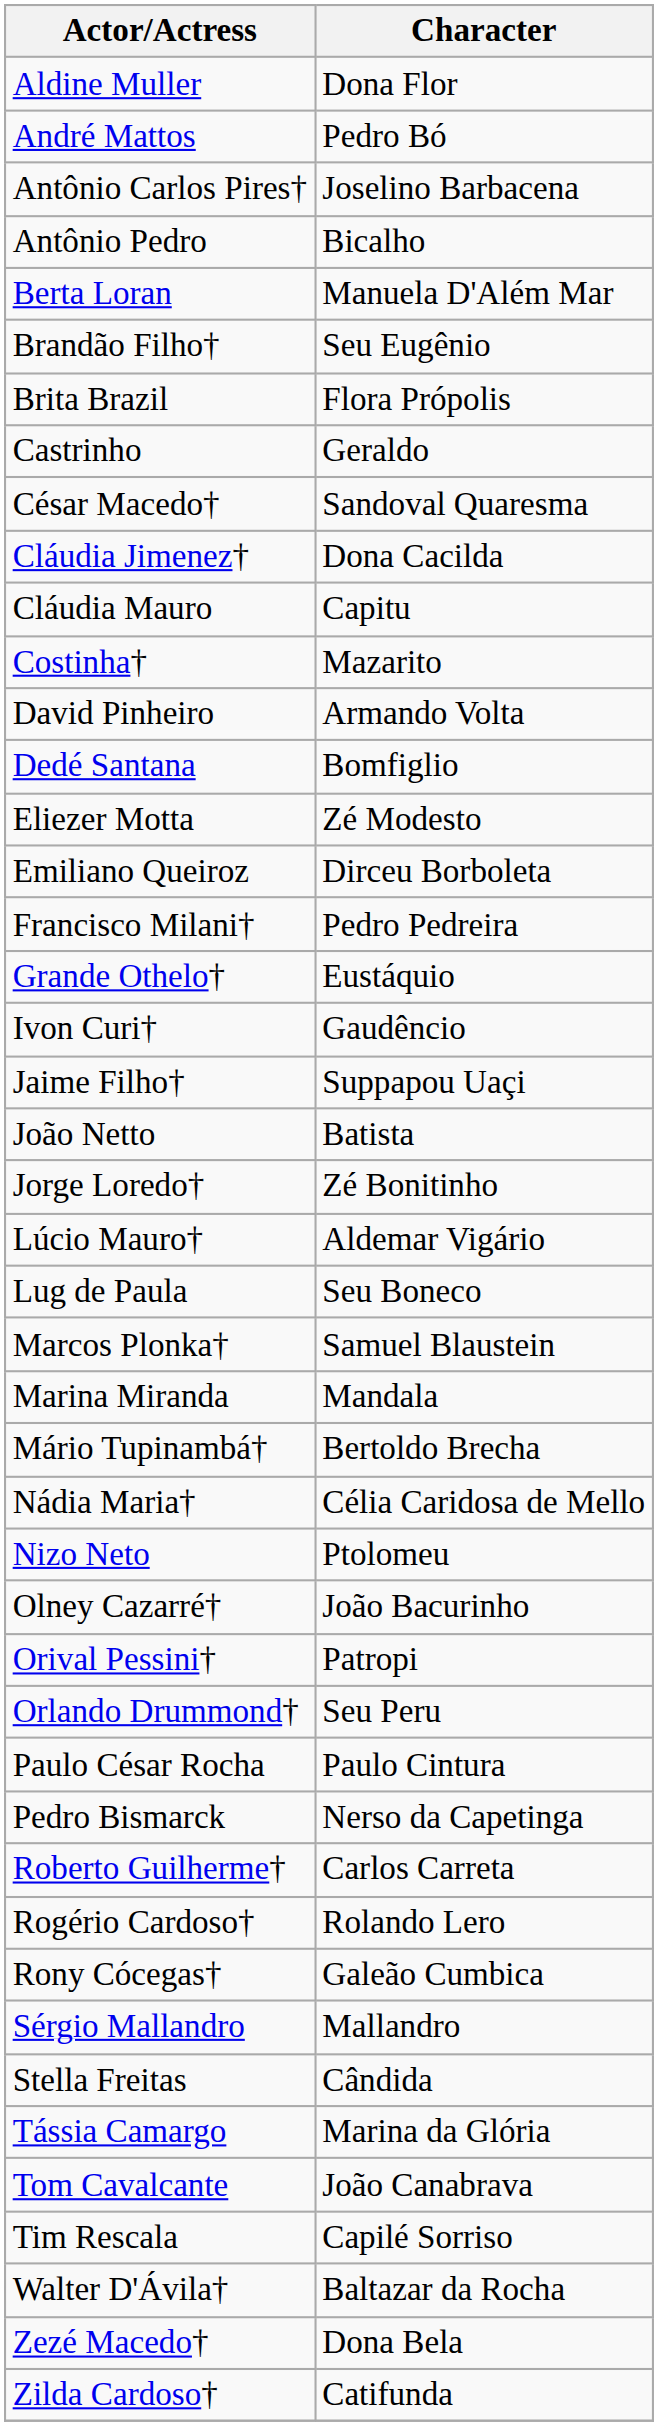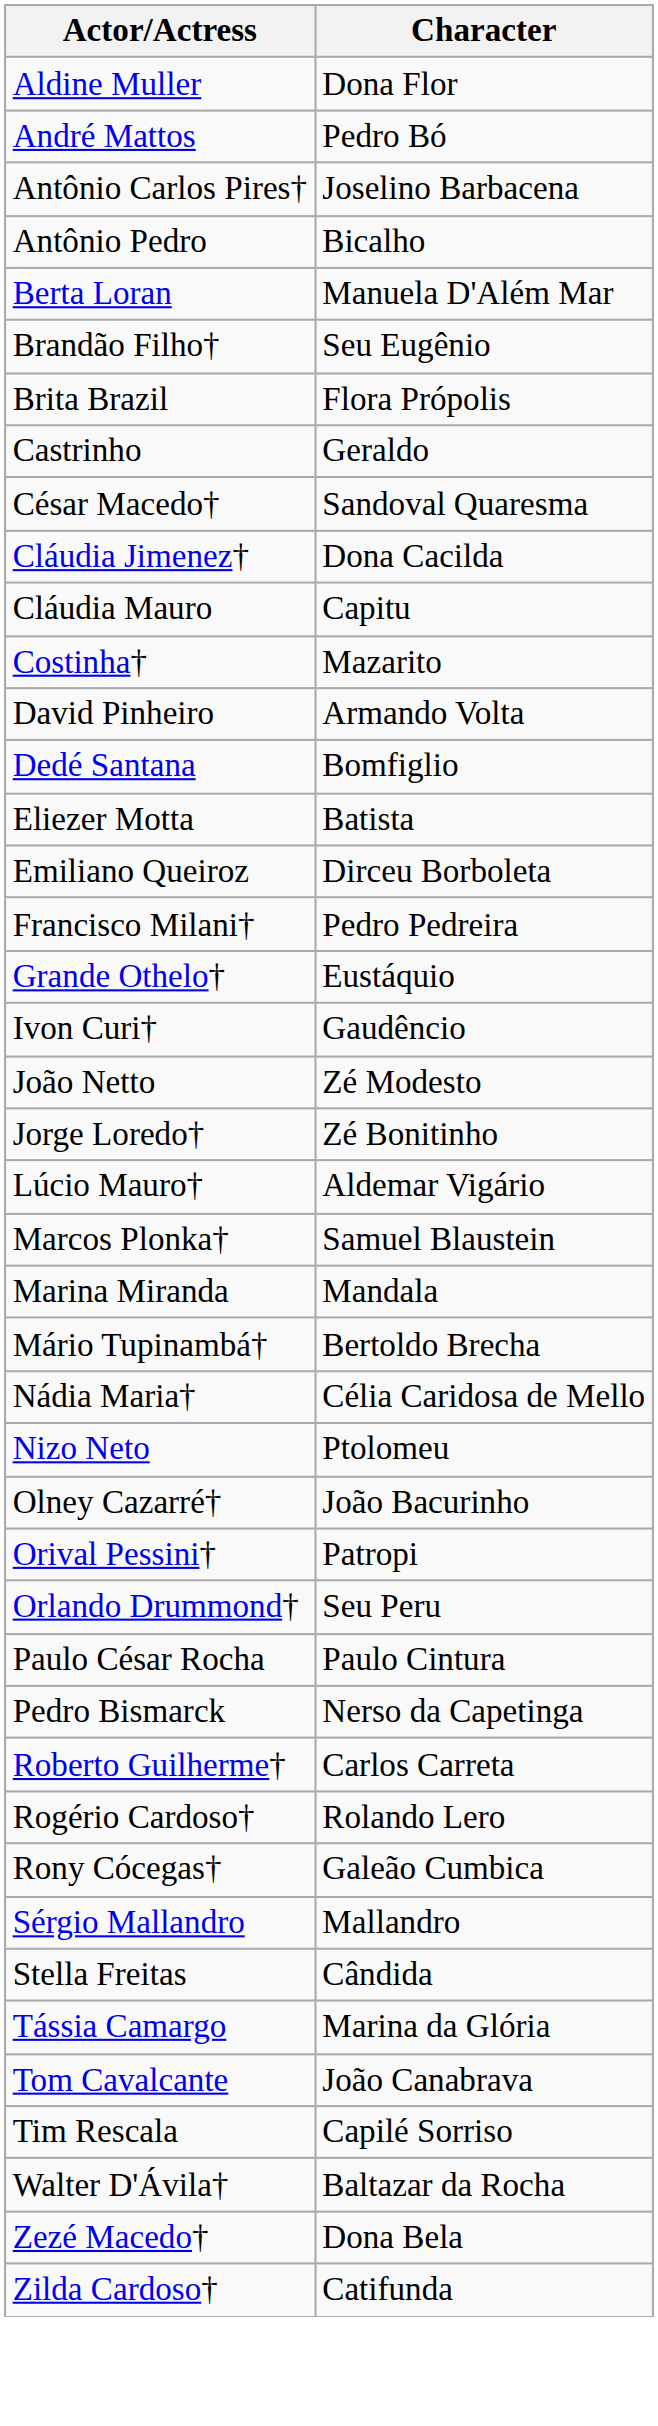(402, 818) Zé Modesto -> (368, 818) Batista
- row: (99, 1081)
(368, 1133) Batista -> (402, 1081) Zé Modesto
- row: (100, 1291)
